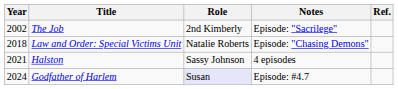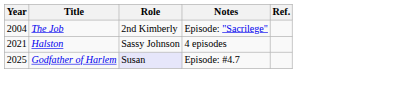(17, 28) 2002 -> (17, 28) 2004
- row: (106, 44)
(17, 76) 2024 -> (17, 60) 2025
